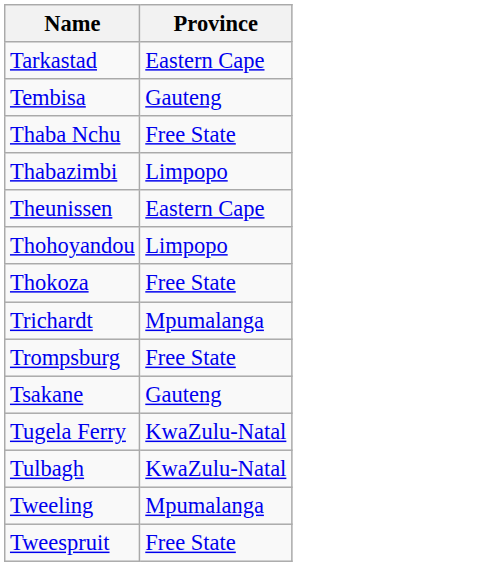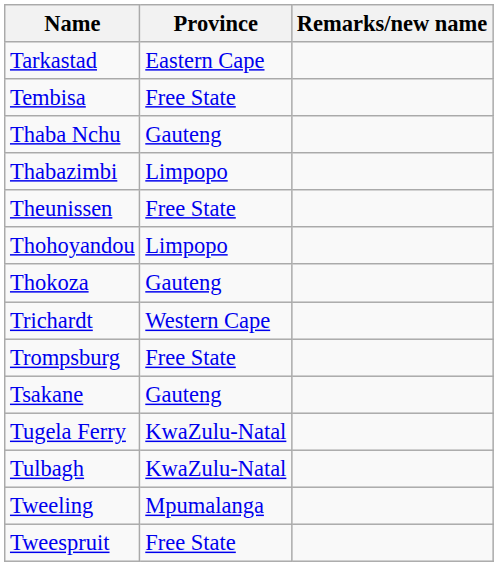+ column: (392, 23)
(183, 97) Gauteng -> (191, 97) Free State
(191, 134) Free State -> (183, 134) Gauteng
(205, 208) Eastern Cape -> (191, 208) Free State
(191, 282) Free State -> (183, 282) Gauteng
(205, 319) Mpumalanga -> (208, 319) Western Cape
